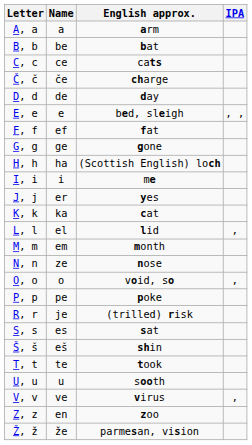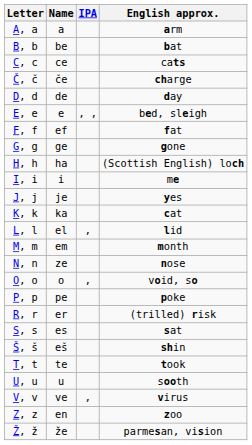columns swapped: (235, 13) <-> (150, 13)
(61, 197) er -> (61, 197) je
(61, 314) je -> (61, 314) er
